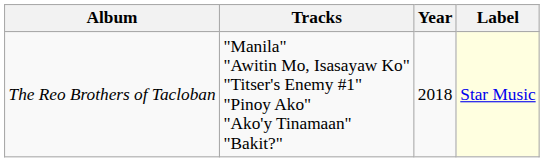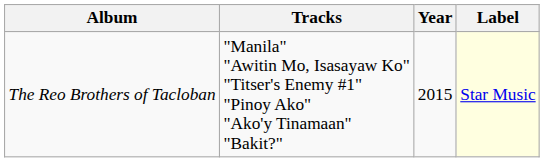(435, 94) 2018 -> (435, 94) 2015
